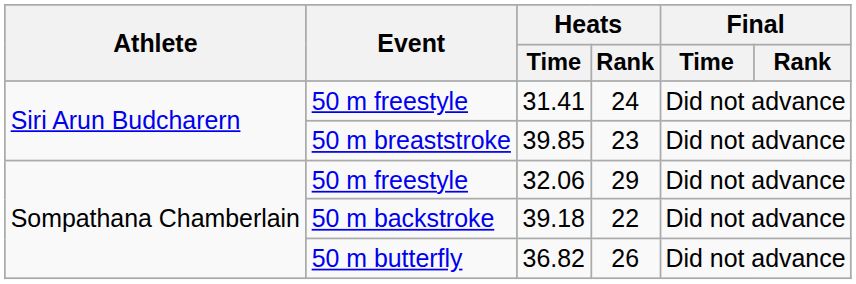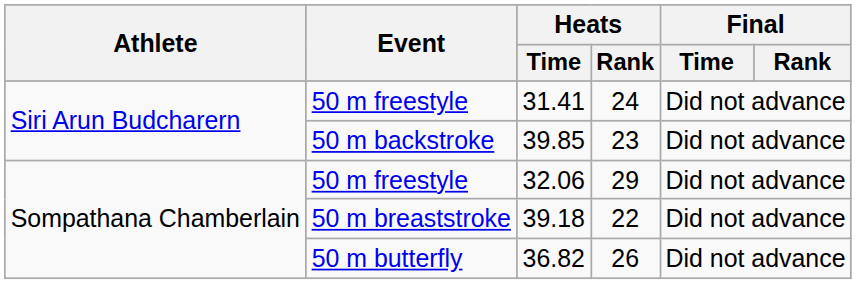(411, 141) 50 m breaststroke -> (403, 141) 50 m backstroke
(403, 220) 50 m backstroke -> (411, 220) 50 m breaststroke
